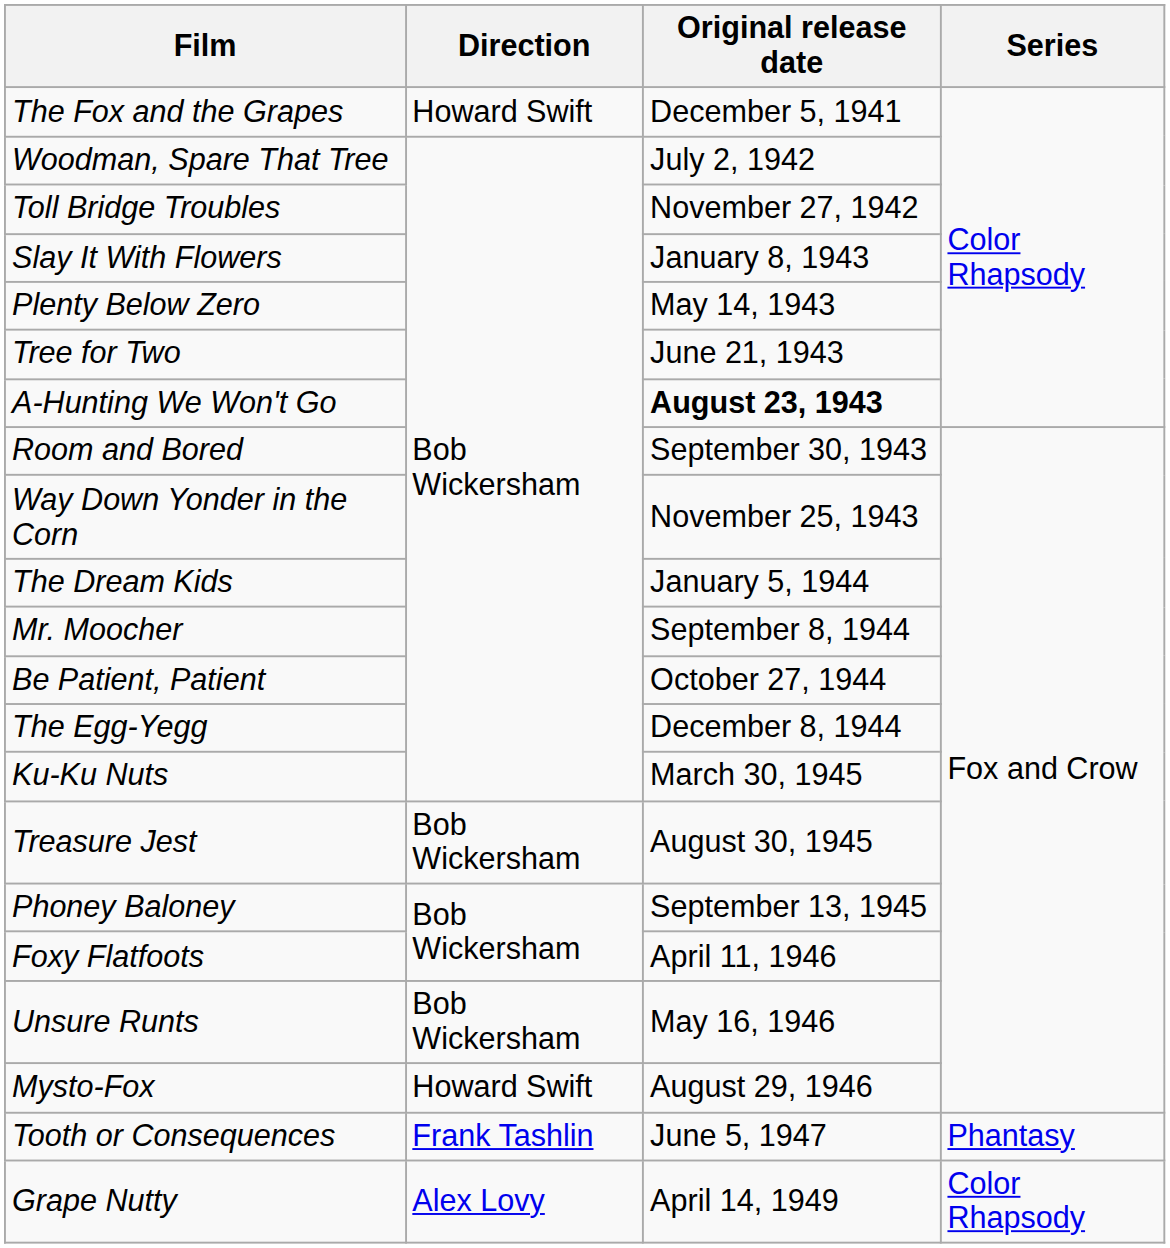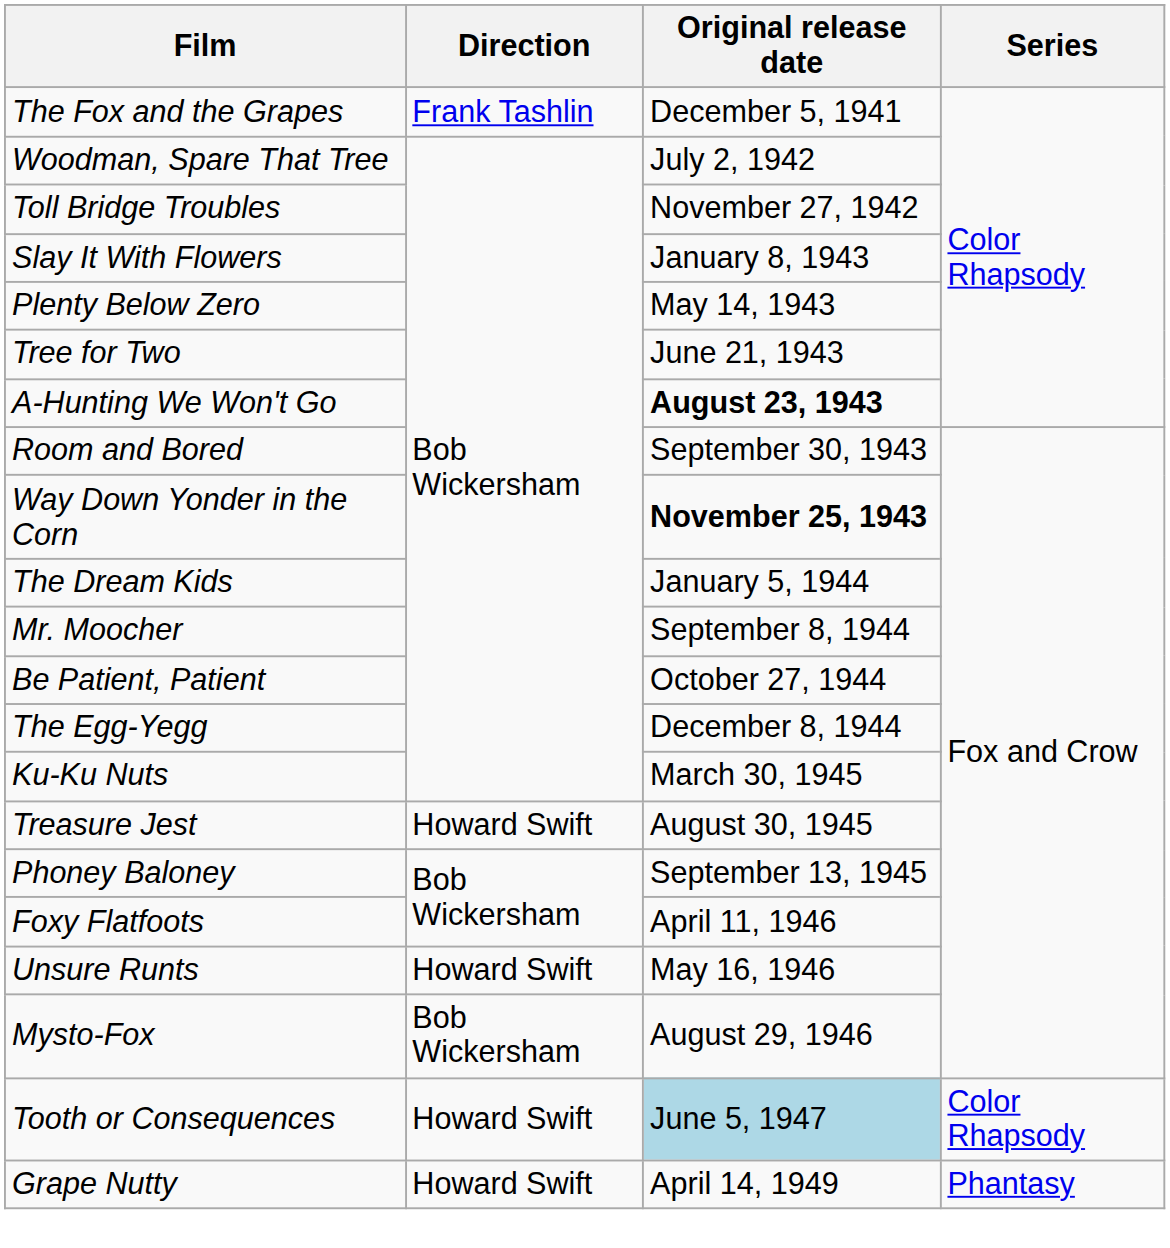(502, 111) Howard Swift -> (503, 111) Frank Tashlin
(784, 516) normal -> (789, 516) bold
(496, 841) Bob Wickersham -> (502, 824) Howard Swift
(496, 1021) Bob Wickersham -> (502, 969) Howard Swift
(502, 1087) Howard Swift -> (496, 1035) Bob Wickersham
(503, 1135) Frank Tashlin -> (502, 1118) Howard Swift
(738, 1135) no background -> (738, 1118) lightblue background
(1011, 1135) Phantasy -> (1016, 1118) Color Rhapsody
(479, 1201) Alex Lovy -> (502, 1184) Howard Swift
(1016, 1201) Color Rhapsody -> (1011, 1184) Phantasy
